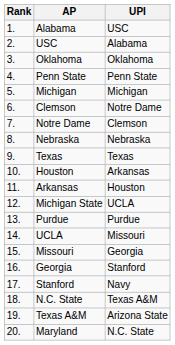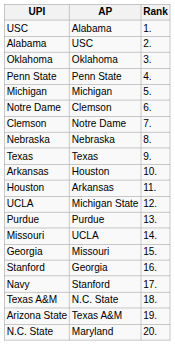columns swapped: (19, 12) <-> (138, 12)
